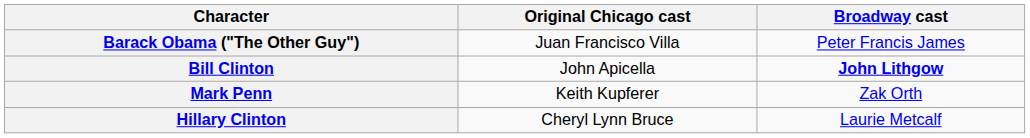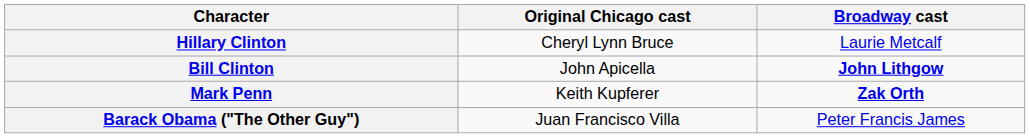rows swapped: (231, 119) <-> (231, 42)
(891, 94) normal -> (891, 94) bold
